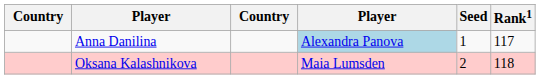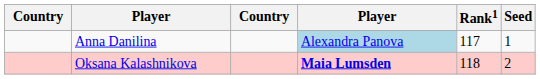columns swapped: (513, 17) <-> (474, 17)
(343, 63) normal -> (346, 63) bold
